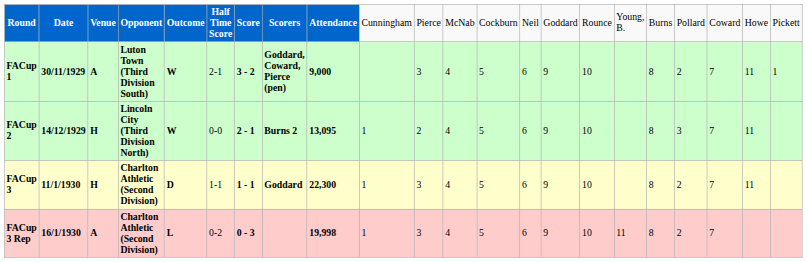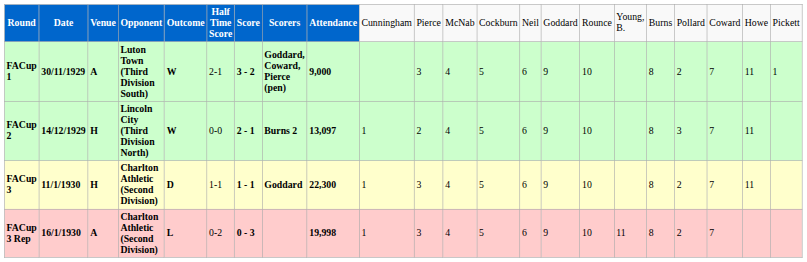(323, 131) 13,095 -> (323, 131) 13,097
